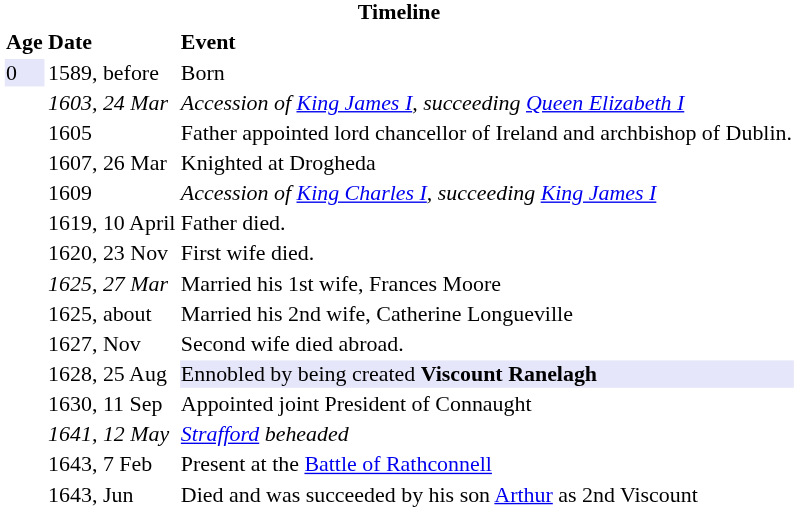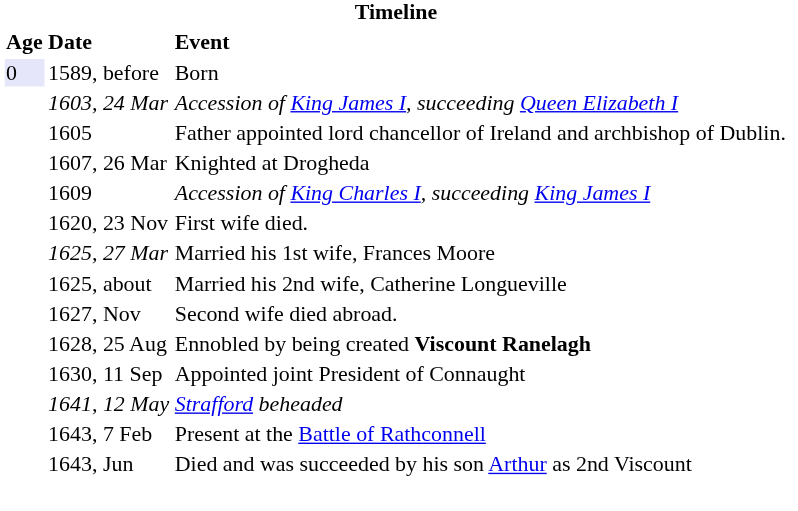- row: (112, 223)
(389, 373) lavender background -> (383, 343) no background
